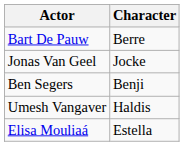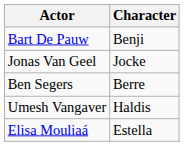(129, 38) Berre -> (129, 38) Benji
(129, 84) Benji -> (129, 84) Berre
